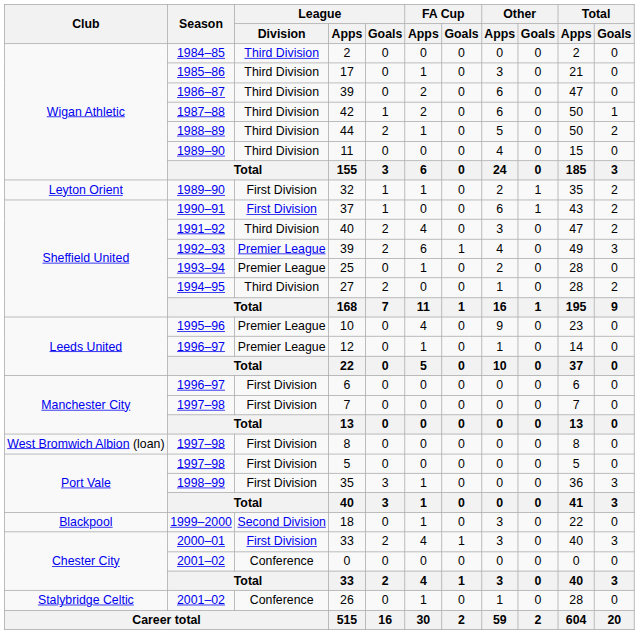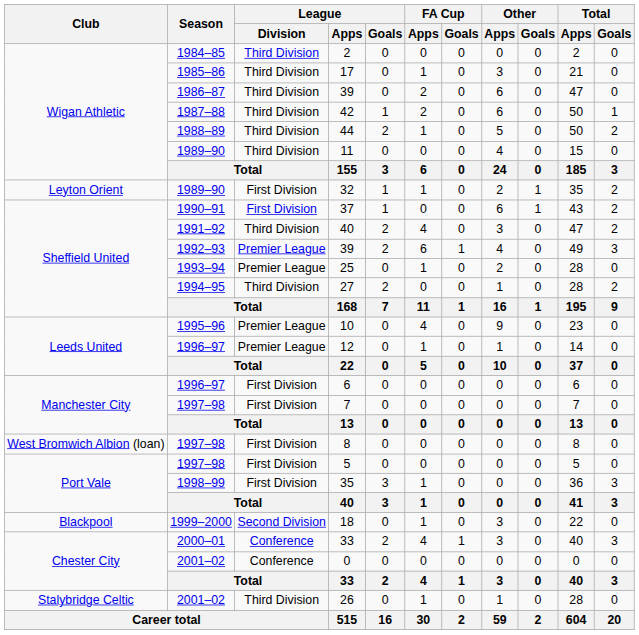(282, 541) First Division -> (282, 541) Conference
(282, 600) Conference -> (282, 600) Third Division
